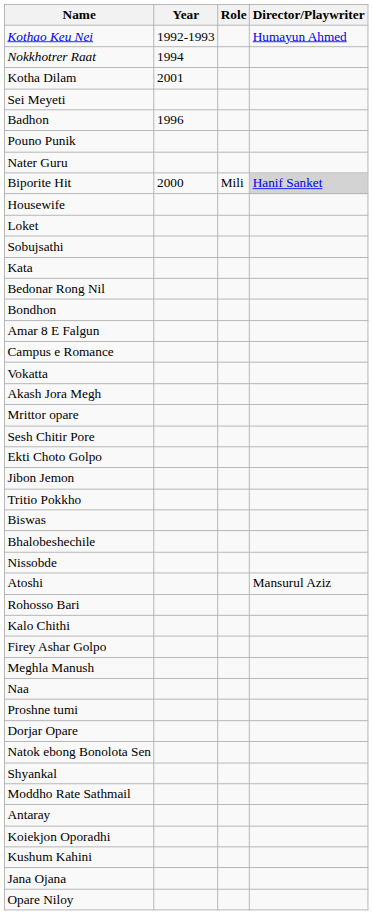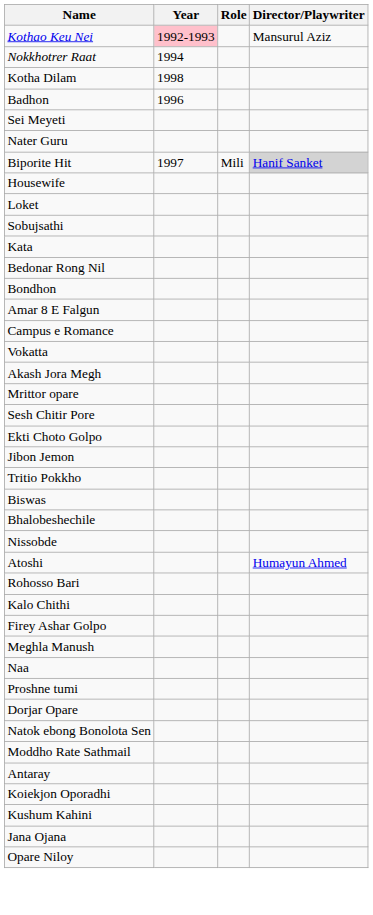(186, 36) no background -> (186, 36) pink background
(300, 36) Humayun Ahmed -> (292, 36) Mansurul Aziz
(170, 78) 2001 -> (170, 78) 1998
rows swapped: (28, 120) <-> (36, 99)
- row: (42, 141)
(170, 183) 2000 -> (170, 162) 1997
(292, 583) Mansurul Aziz -> (300, 562) Humayun Ahmed
- row: (32, 773)
